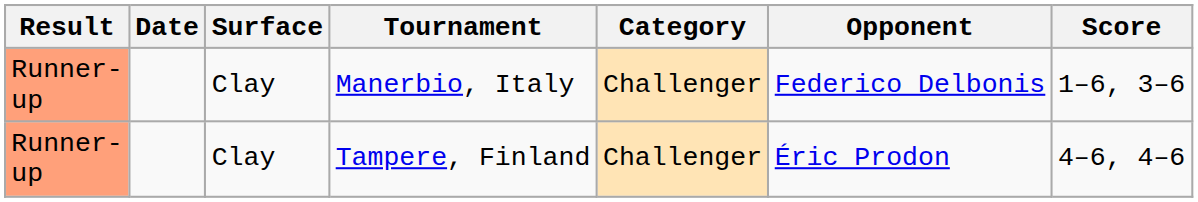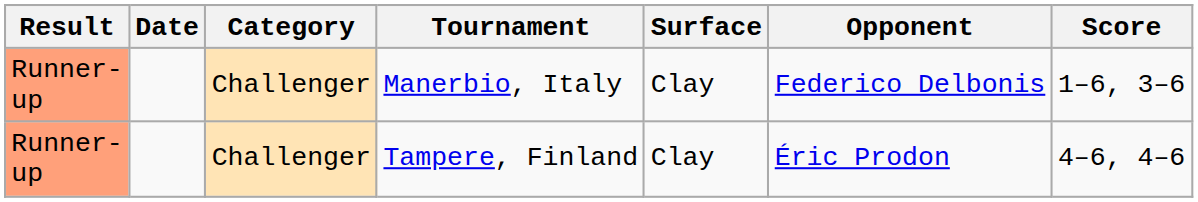columns swapped: (683, 27) <-> (267, 27)
